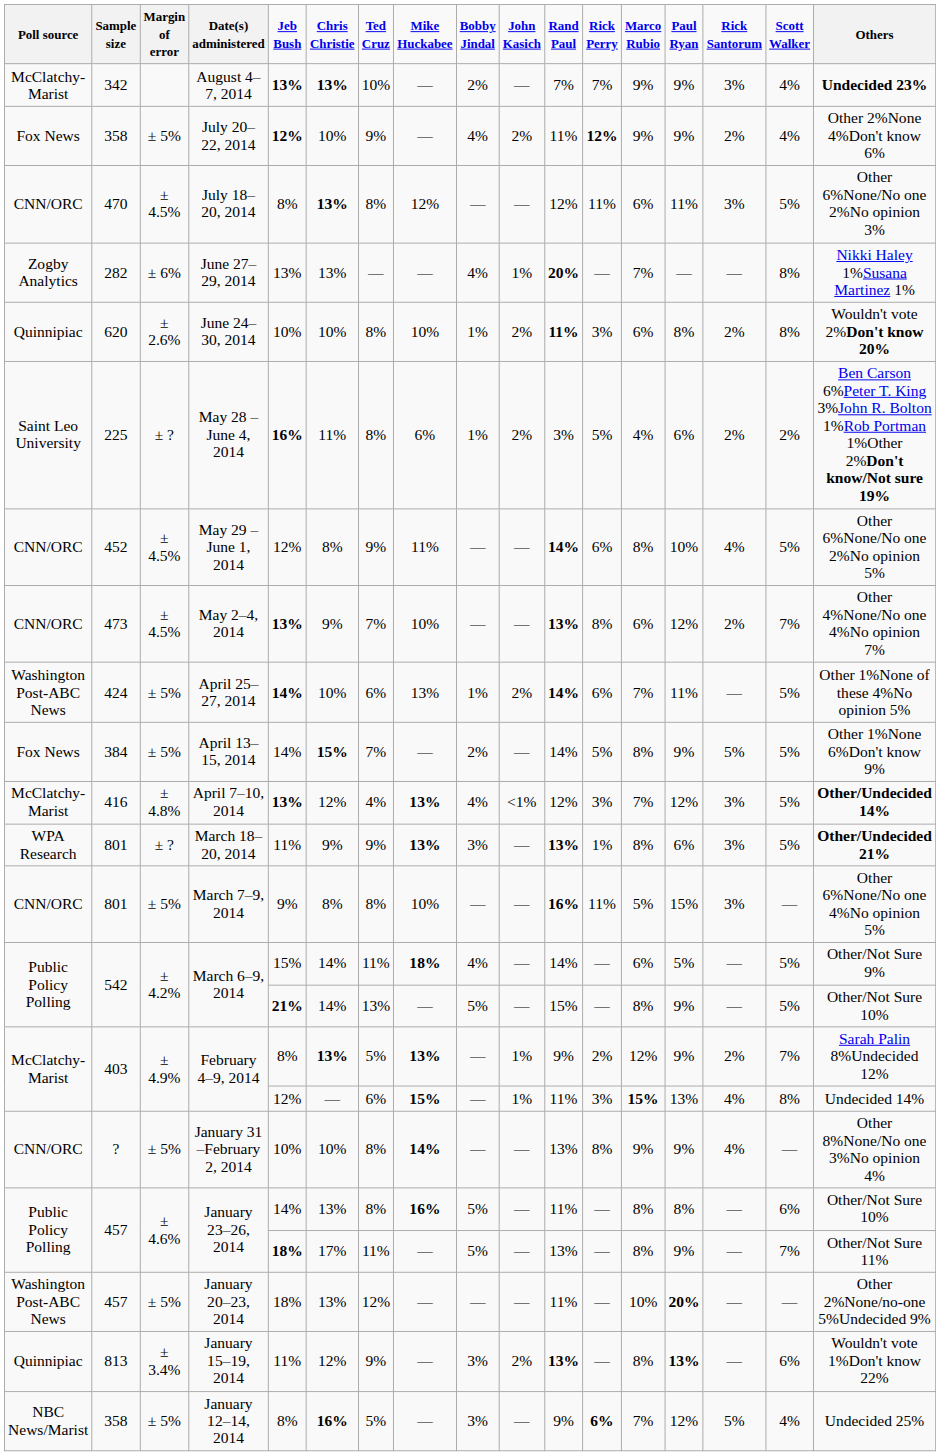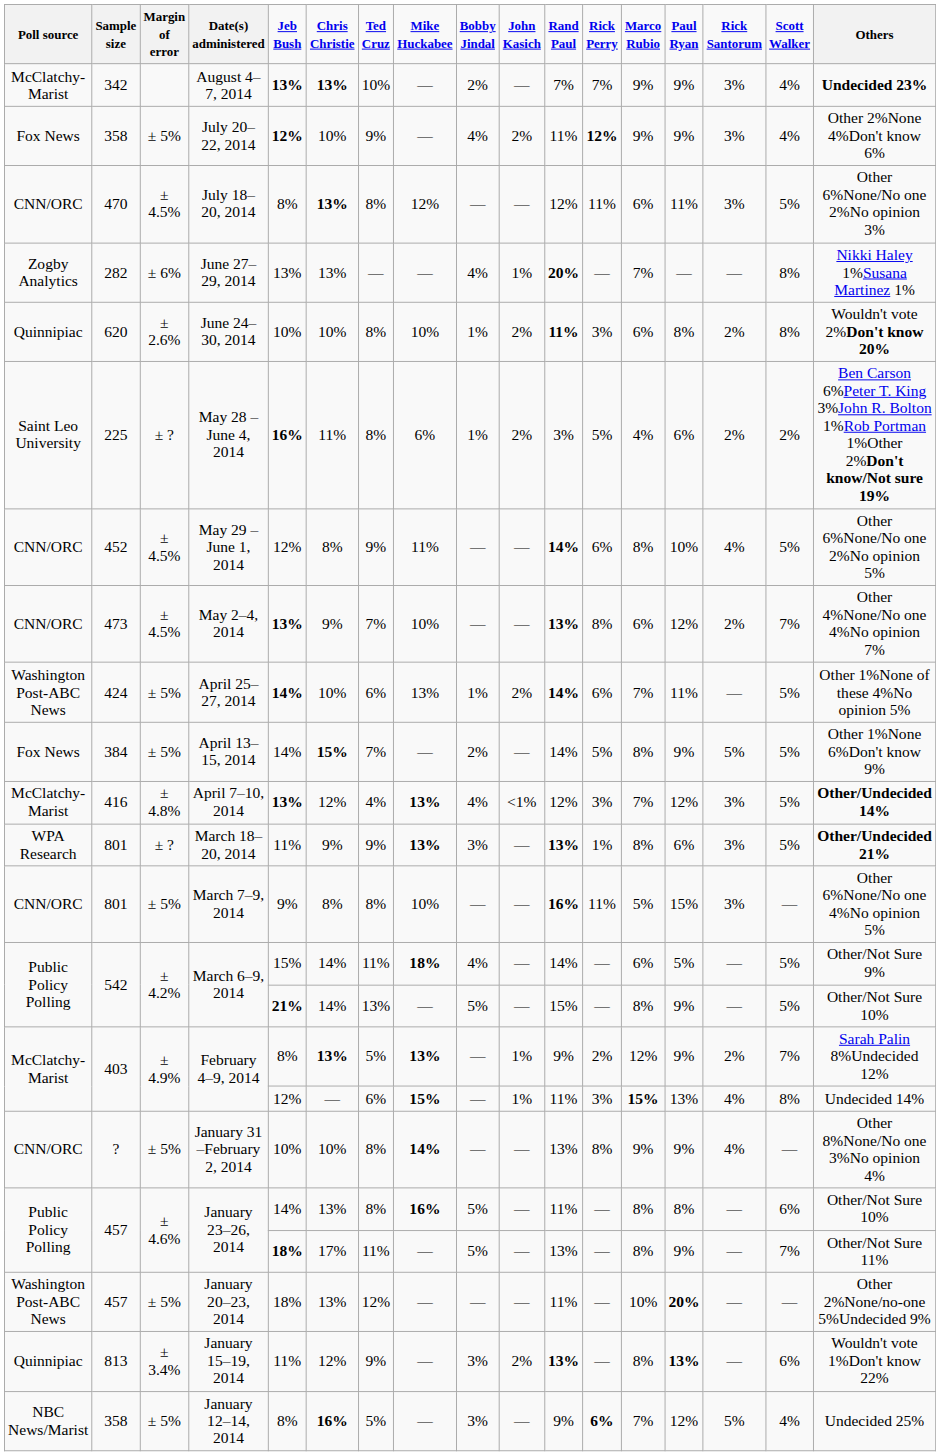(734, 135) 2% -> (734, 135) 3%
